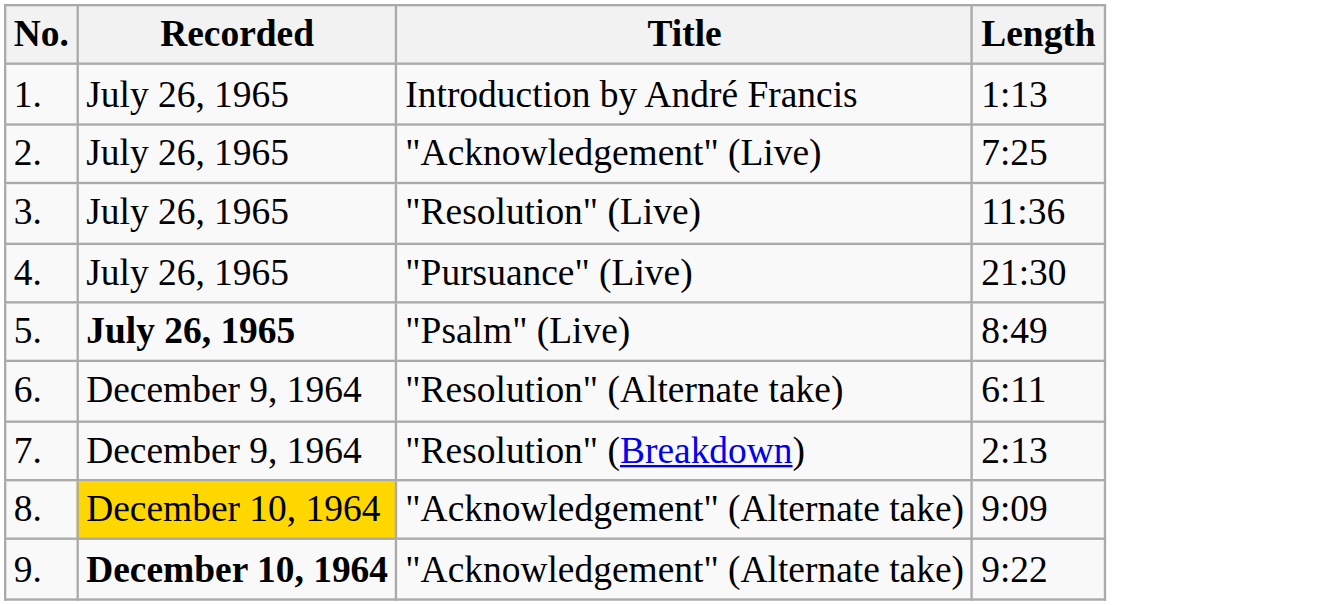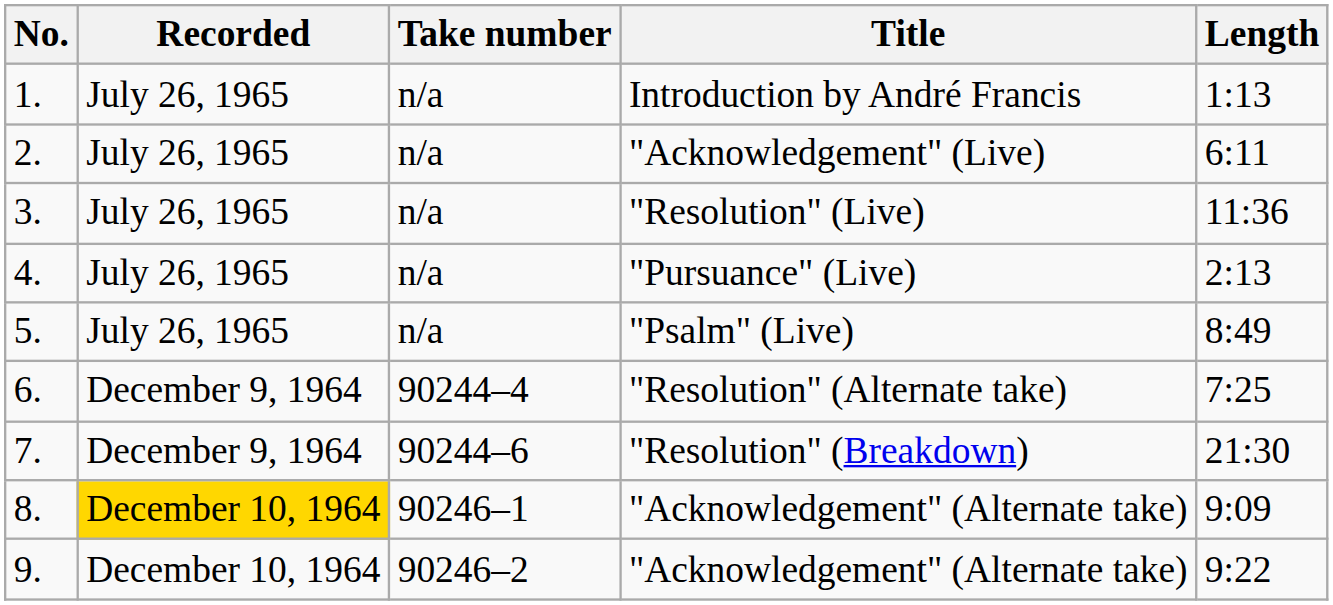+ column: (505, 34)
(1015, 152) 7:25 -> (1237, 152) 6:11
(1024, 271) 21:30 -> (1238, 271) 2:13
(191, 331) bold -> (188, 331) normal
(1014, 390) 6:11 -> (1238, 390) 7:25
(1015, 449) 2:13 -> (1247, 449) 21:30
(237, 568) bold -> (233, 568) normal
